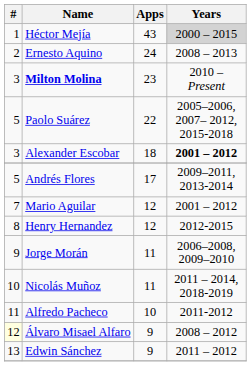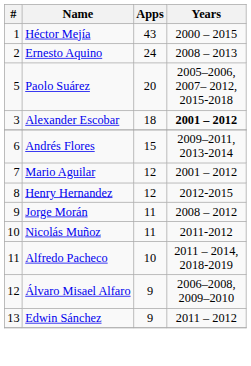(206, 33) lightgrey background -> (206, 33) no background
- row: (63, 79)
(150, 120) 22 -> (150, 86) 20
(16, 180) 5 -> (16, 146) 6
(150, 180) 17 -> (150, 146) 15
(206, 252) 2006–2008, 2009–2010 -> (206, 212) 2008 – 2012
(206, 285) 2011 – 2014, 2018-2019 -> (206, 231) 2011-2012
(206, 312) 2011-2012 -> (206, 258) 2011 – 2014, 2018-2019
(13, 331) lightyellow background -> (13, 291) no background
(206, 331) 2008 – 2012 -> (206, 291) 2006–2008, 2009–2010
